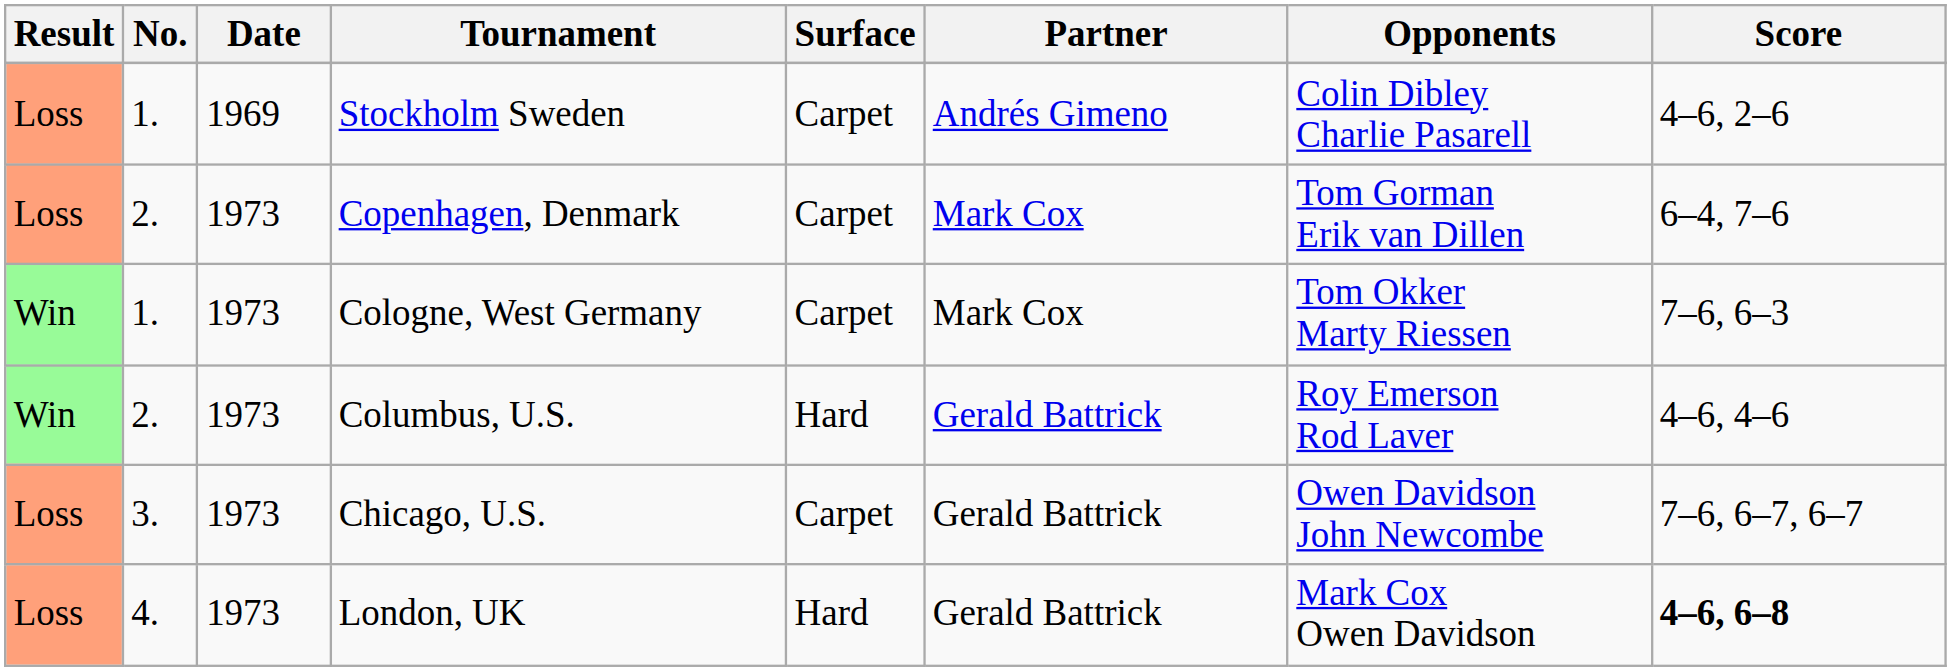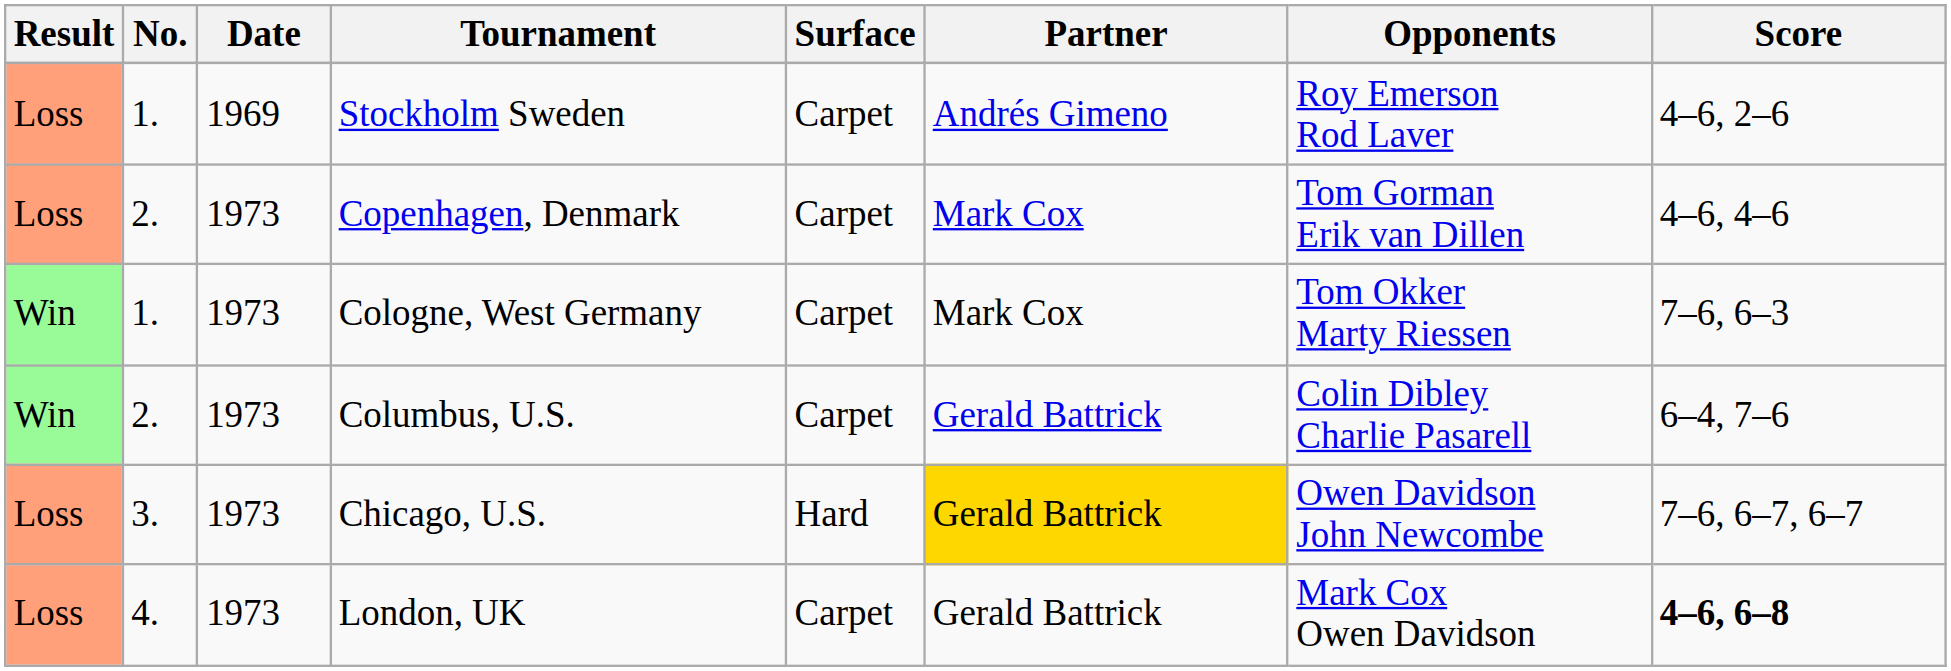(1414, 113) Colin Dibley Charlie Pasarell -> (1397, 113) Roy Emerson Rod Laver
(1725, 213) 6–4, 7–6 -> (1725, 213) 4–6, 4–6
(832, 413) Hard -> (844, 413) Carpet
(1397, 413) Roy Emerson Rod Laver -> (1414, 413) Colin Dibley Charlie Pasarell
(1725, 413) 4–6, 4–6 -> (1725, 413) 6–4, 7–6
(844, 513) Carpet -> (832, 513) Hard
(1047, 513) no background -> (1047, 513) gold background
(832, 614) Hard -> (844, 614) Carpet
